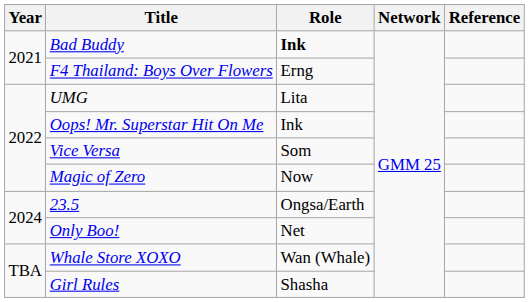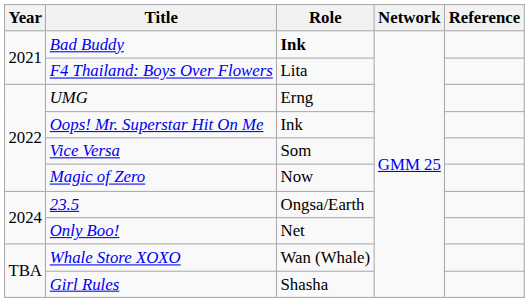(297, 71) Erng -> (294, 71) Lita
(294, 97) Lita -> (297, 97) Erng
